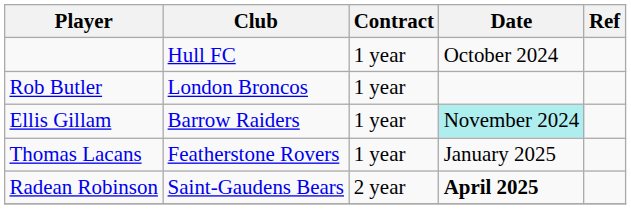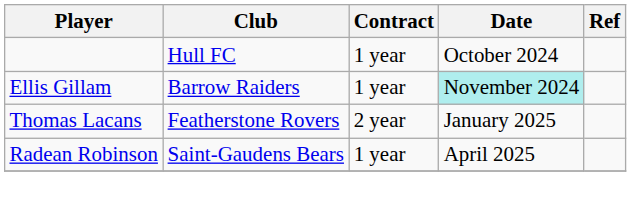- row: (56, 87)
(380, 154) 1 year -> (380, 120) 2 year
(380, 187) 2 year -> (380, 154) 1 year
(491, 187) bold -> (489, 154) normal
